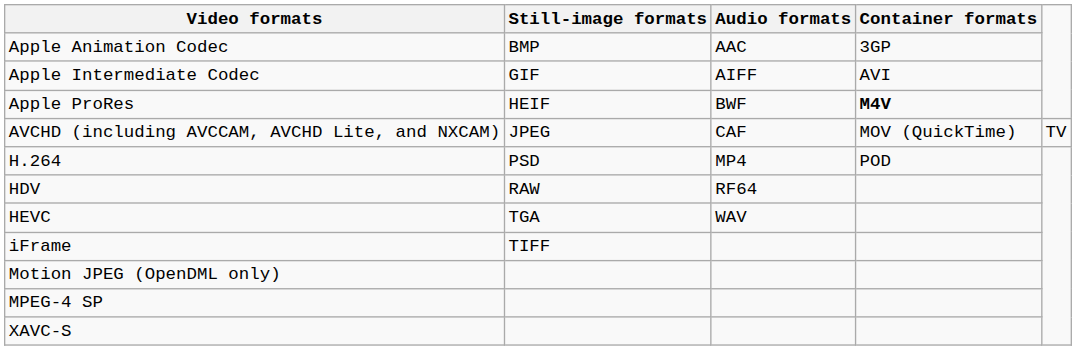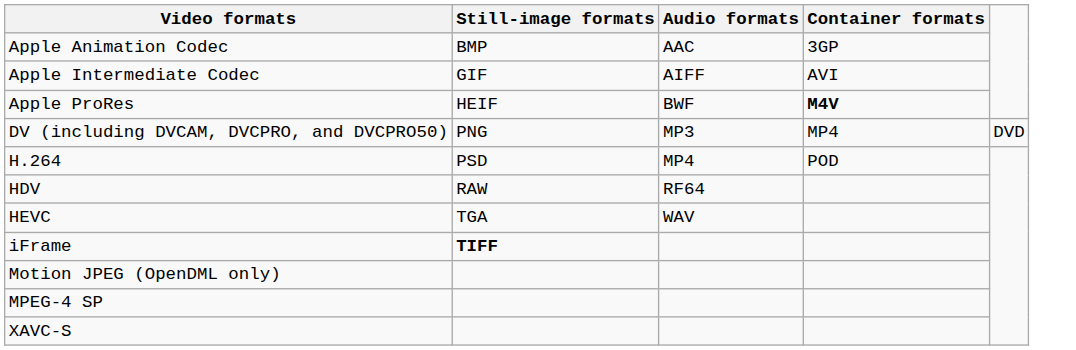- row: (254, 132)
+ row: (228, 132)
(529, 246) normal -> (477, 246) bold
